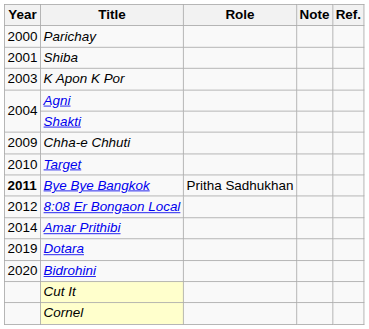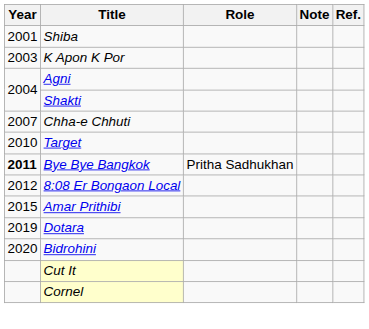- row: (70, 36)
(22, 143) 2009 -> (22, 121) 2007
(22, 228) 2014 -> (22, 206) 2015
